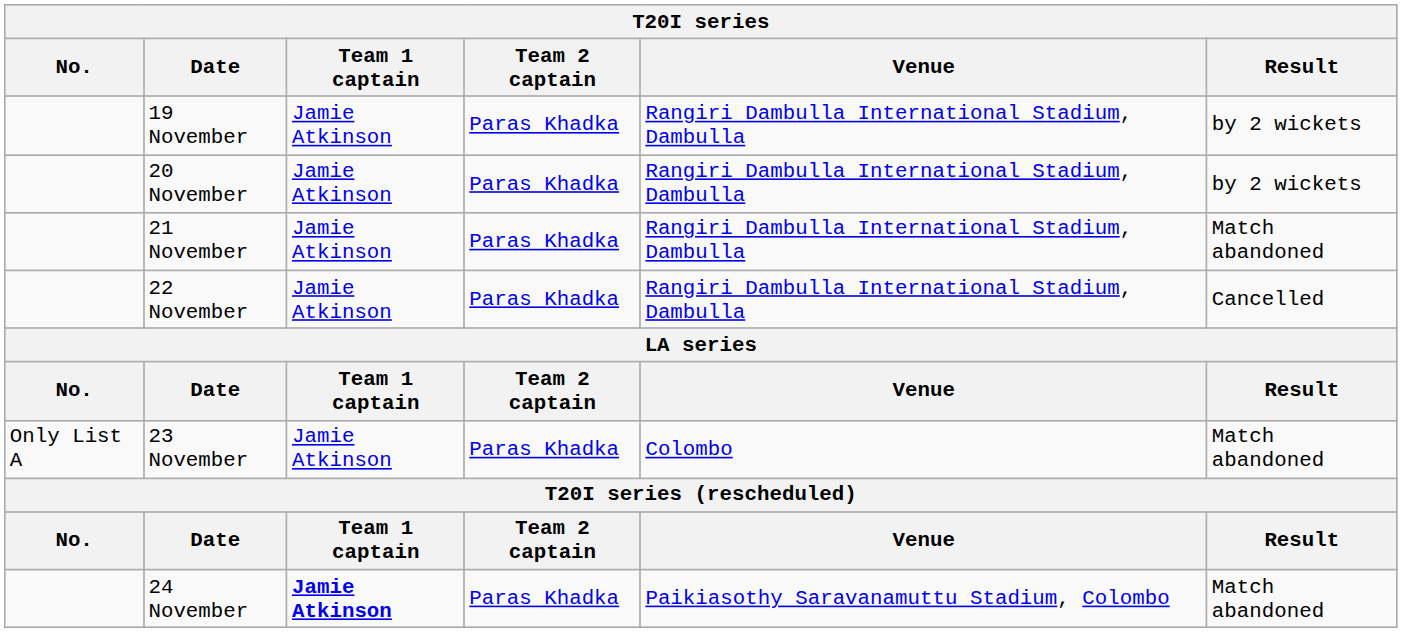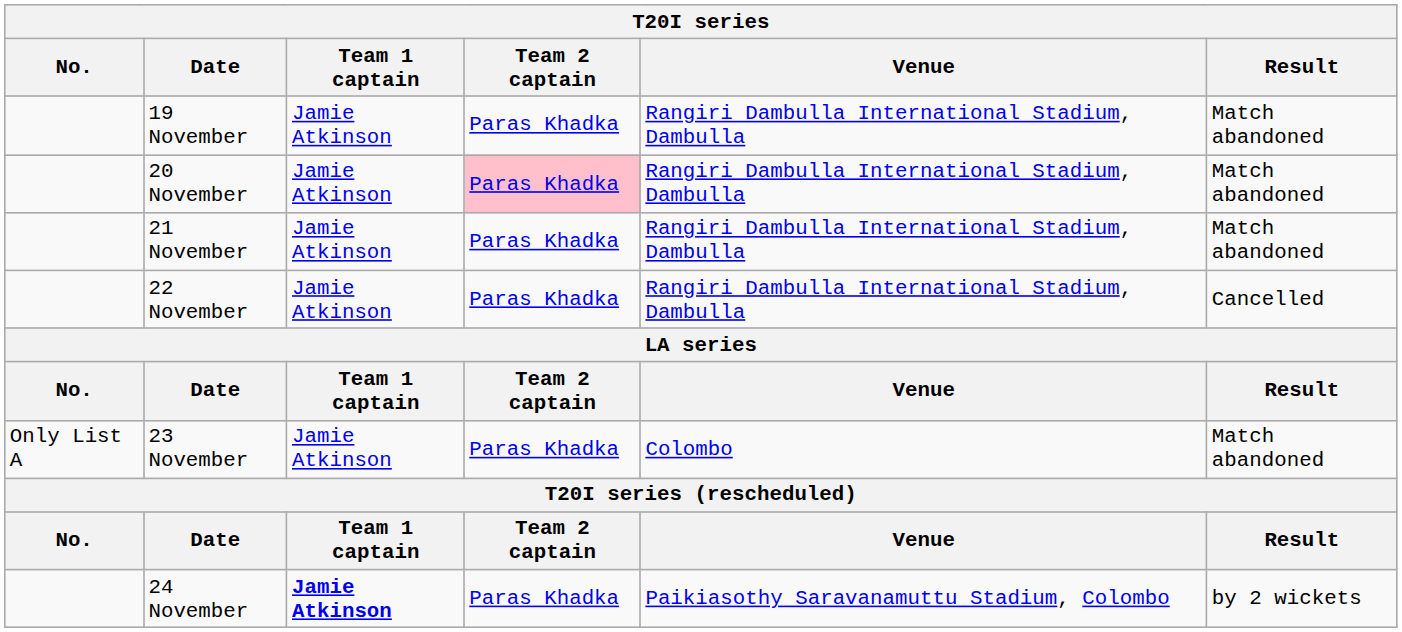(1287, 126) by 2 wickets -> (1268, 126) Match abandoned
(544, 183) no background -> (544, 183) pink background
(1287, 183) by 2 wickets -> (1268, 183) Match abandoned
(1268, 599) Match abandoned -> (1287, 599) by 2 wickets
